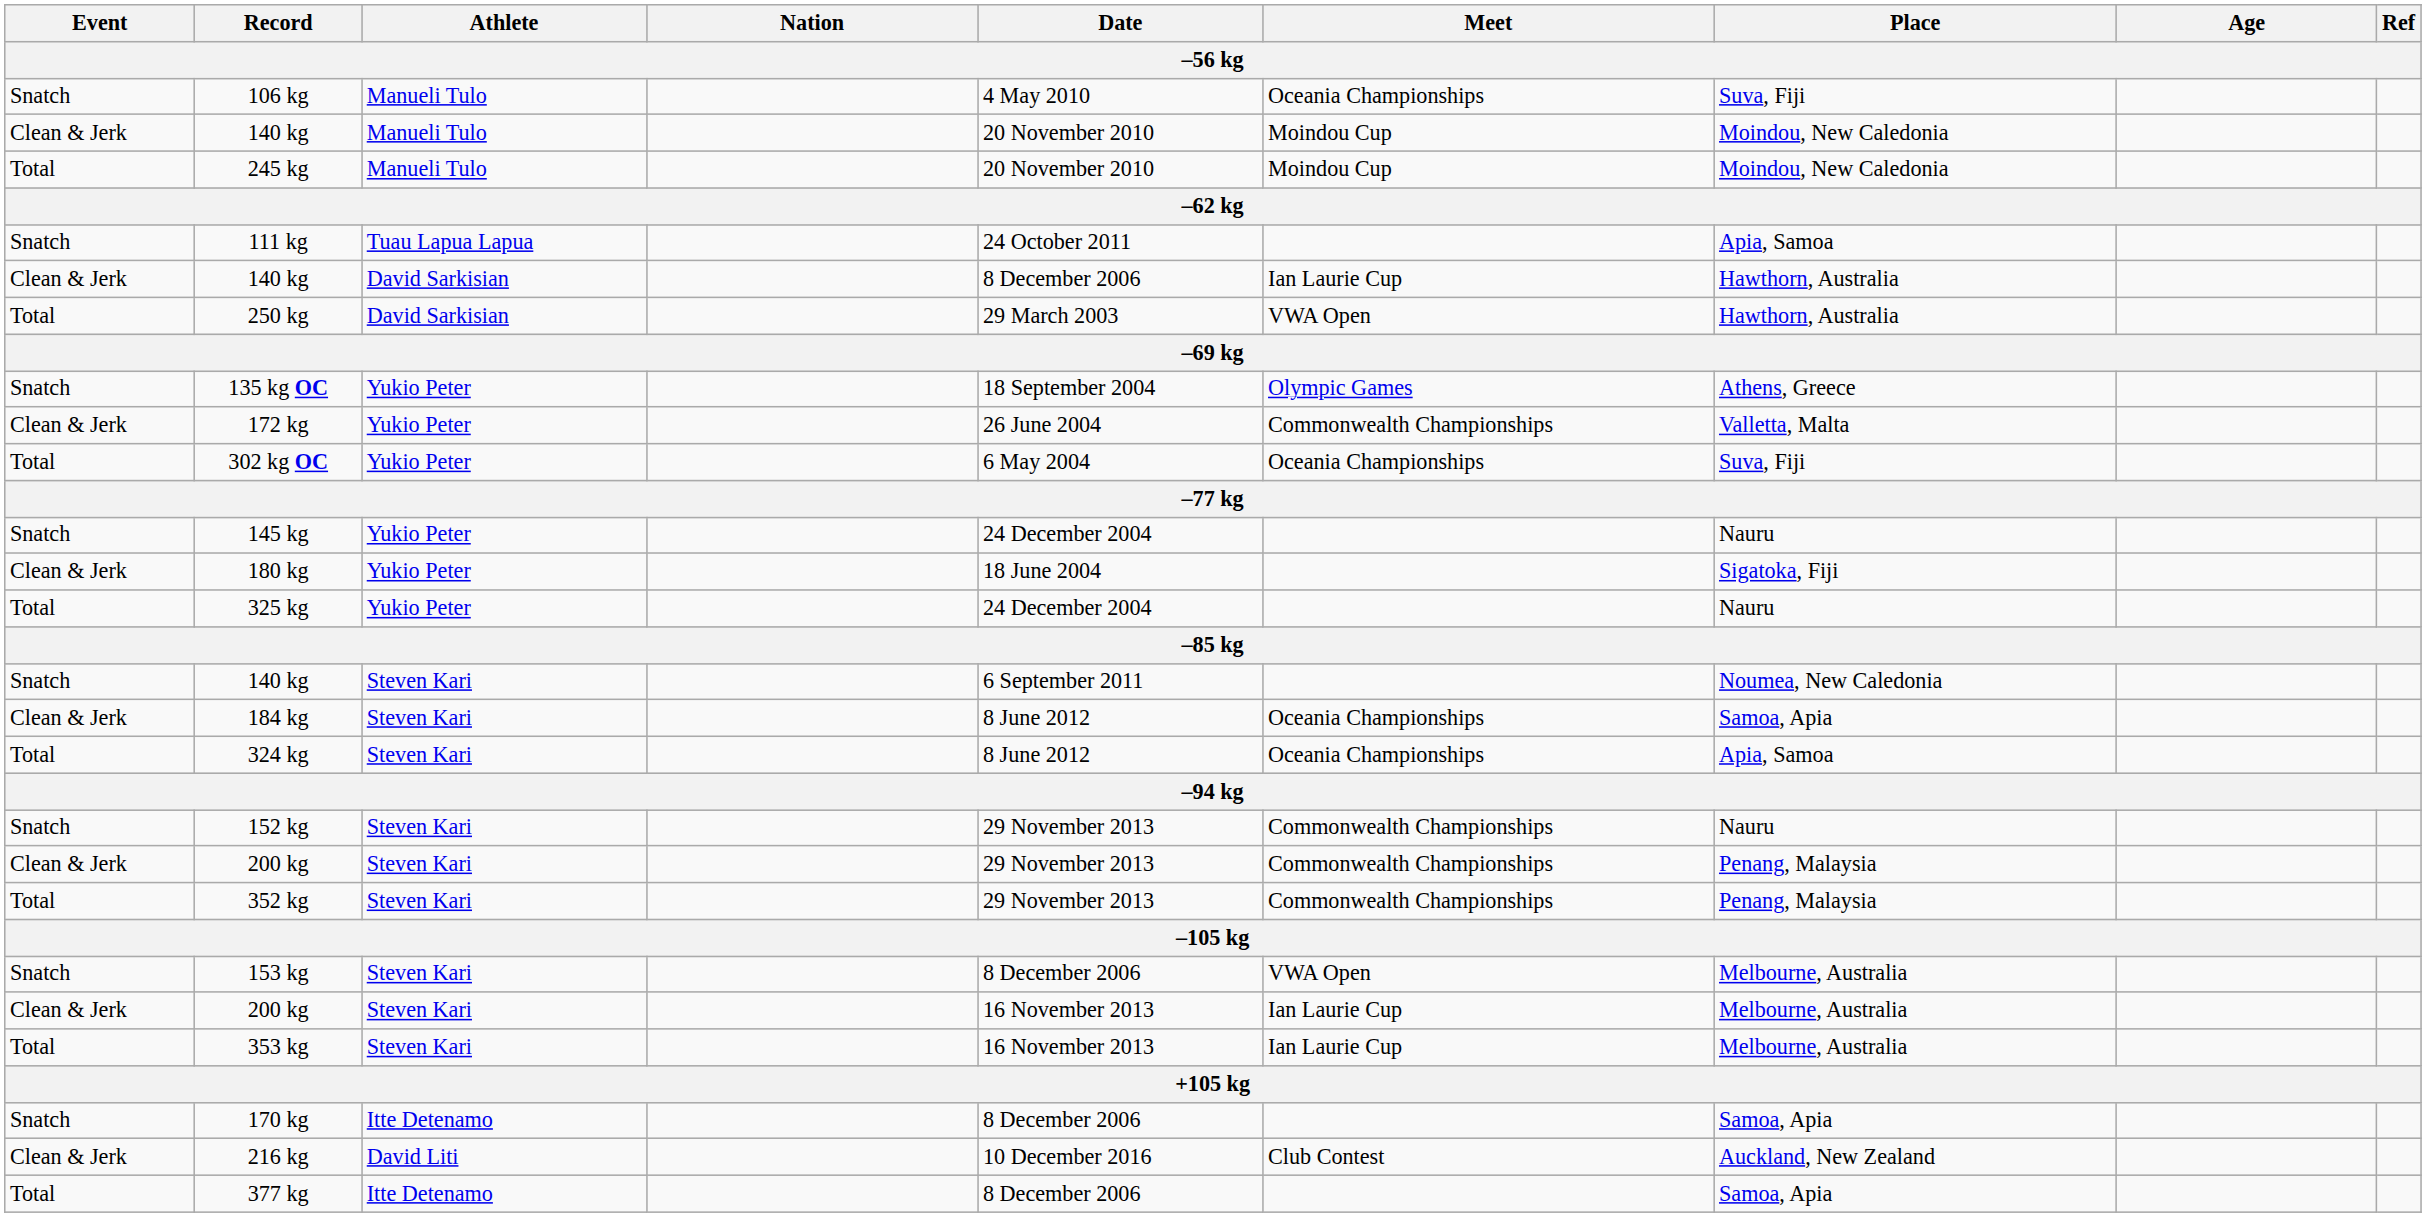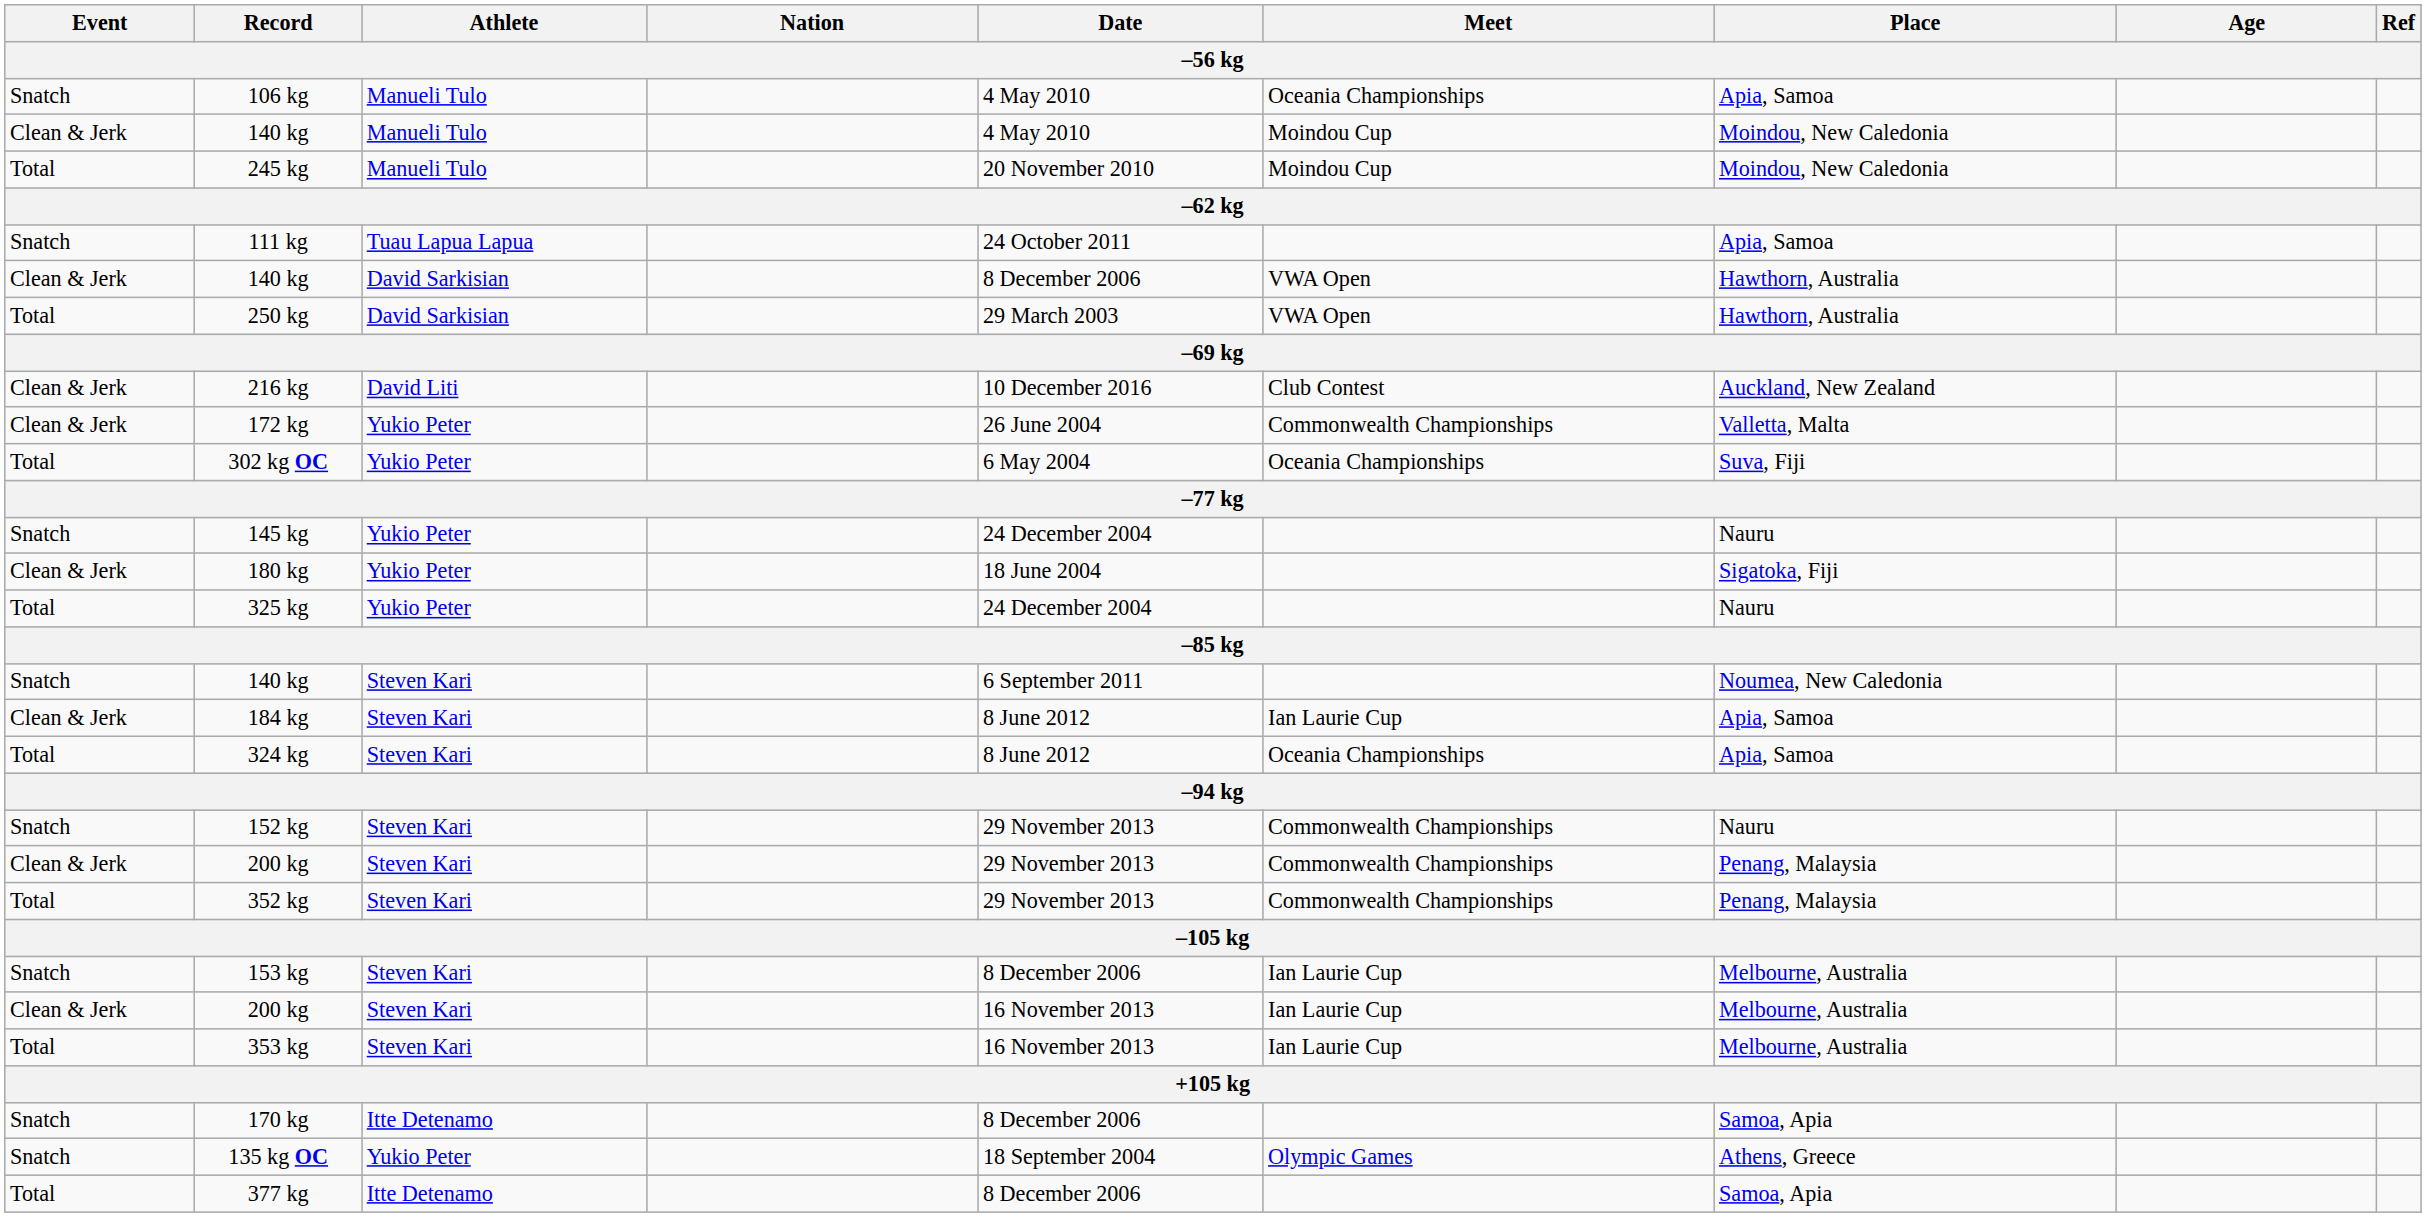(1762, 96) Suva, Fiji -> (1776, 96) Apia, Samoa
(1069, 132) 20 November 2010 -> (1037, 132) 4 May 2010
(1335, 279) Ian Laurie Cup -> (1319, 279) VWA Open
rows swapped: (278, 388) <-> (278, 1157)
(1376, 718) Oceania Championships -> (1335, 718) Ian Laurie Cup
(1776, 718) Samoa, Apia -> (1776, 718) Apia, Samoa
(1319, 974) VWA Open -> (1335, 974) Ian Laurie Cup
